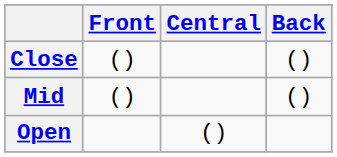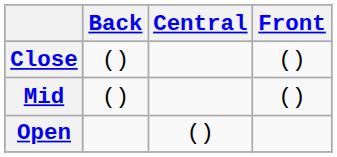columns swapped: (122, 23) <-> (299, 23)
